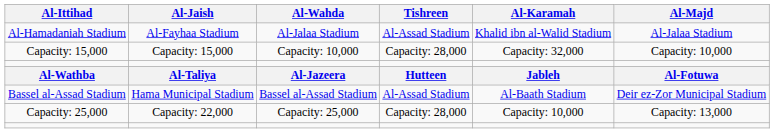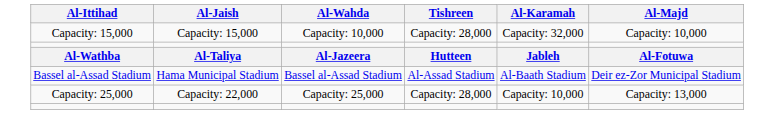- row: (67, 32)
